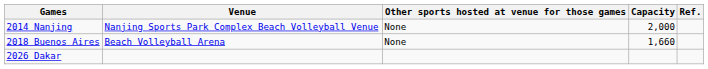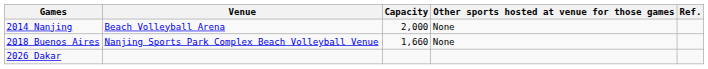columns swapped: (505, 12) <-> (653, 12)
(241, 27) Nanjing Sports Park Complex Beach Volleyball Venue -> (165, 27) Beach Volleyball Arena
(165, 41) Beach Volleyball Arena -> (241, 41) Nanjing Sports Park Complex Beach Volleyball Venue
